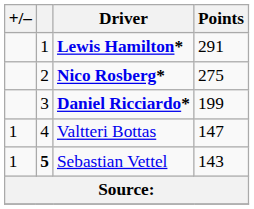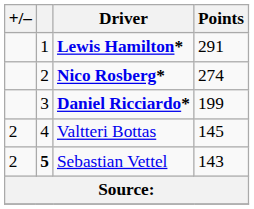(211, 75) 275 -> (211, 75) 274
(13, 132) 1 -> (13, 132) 2
(211, 132) 147 -> (211, 132) 145
(13, 160) 1 -> (13, 160) 2
